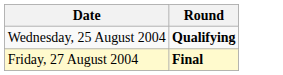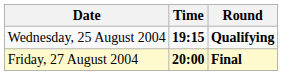+ column: (188, 15)
